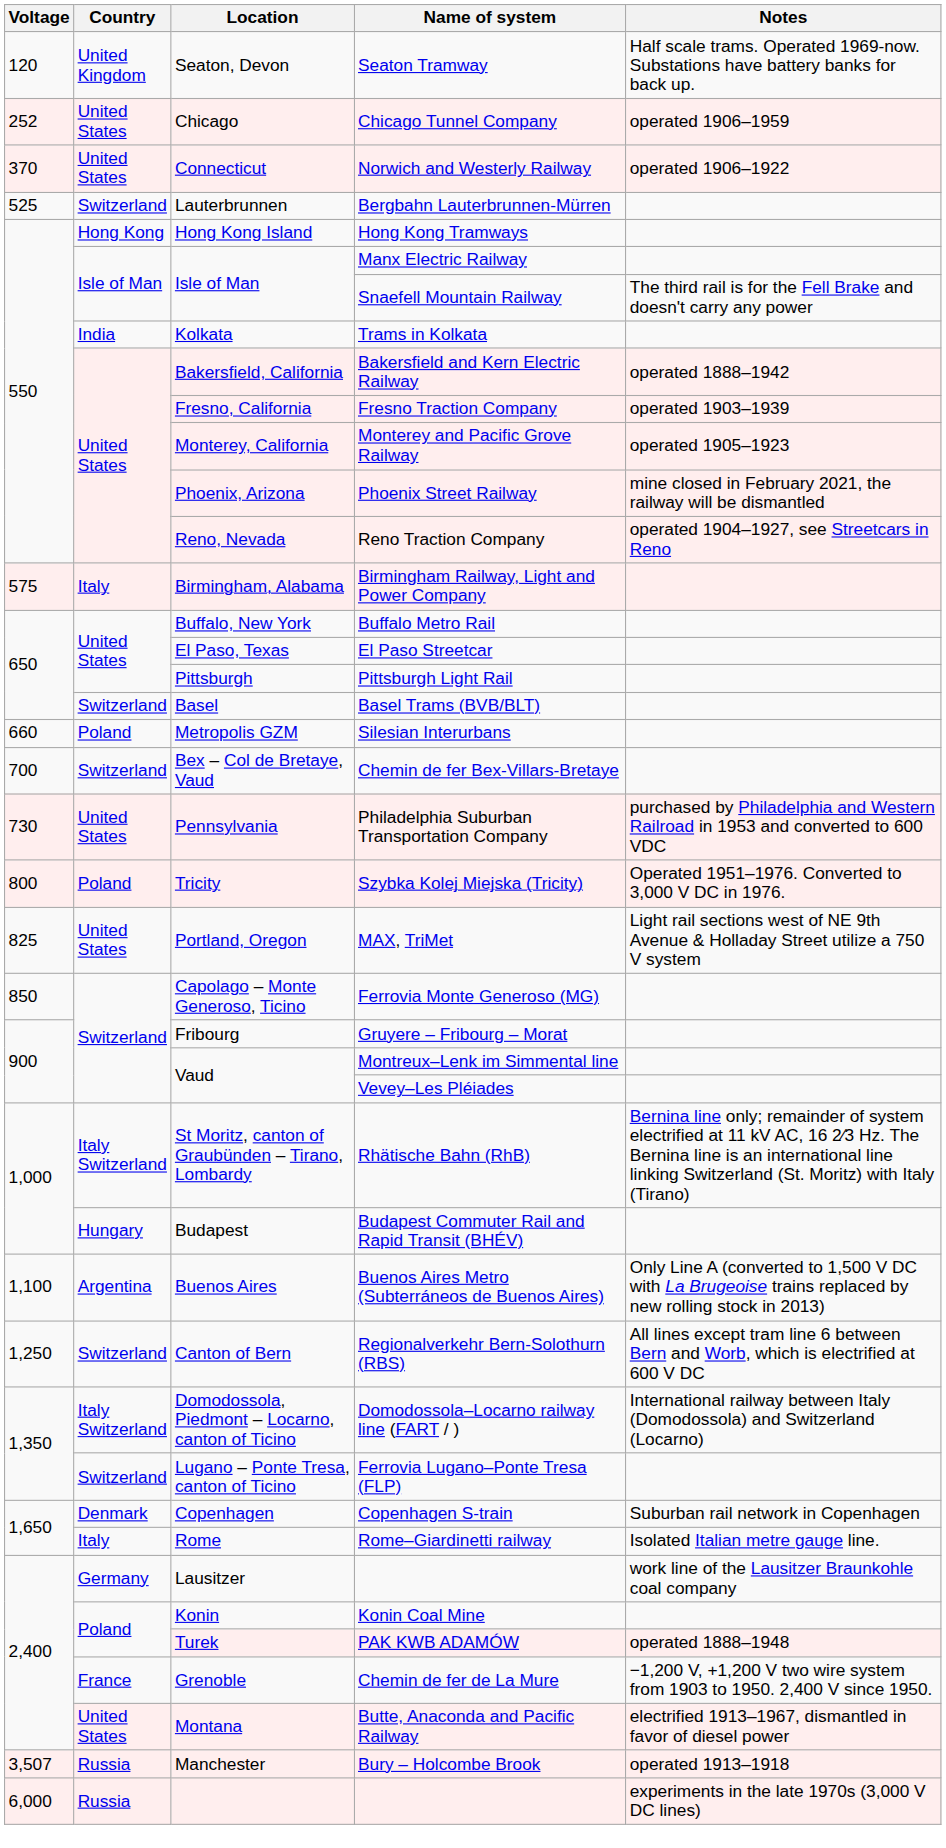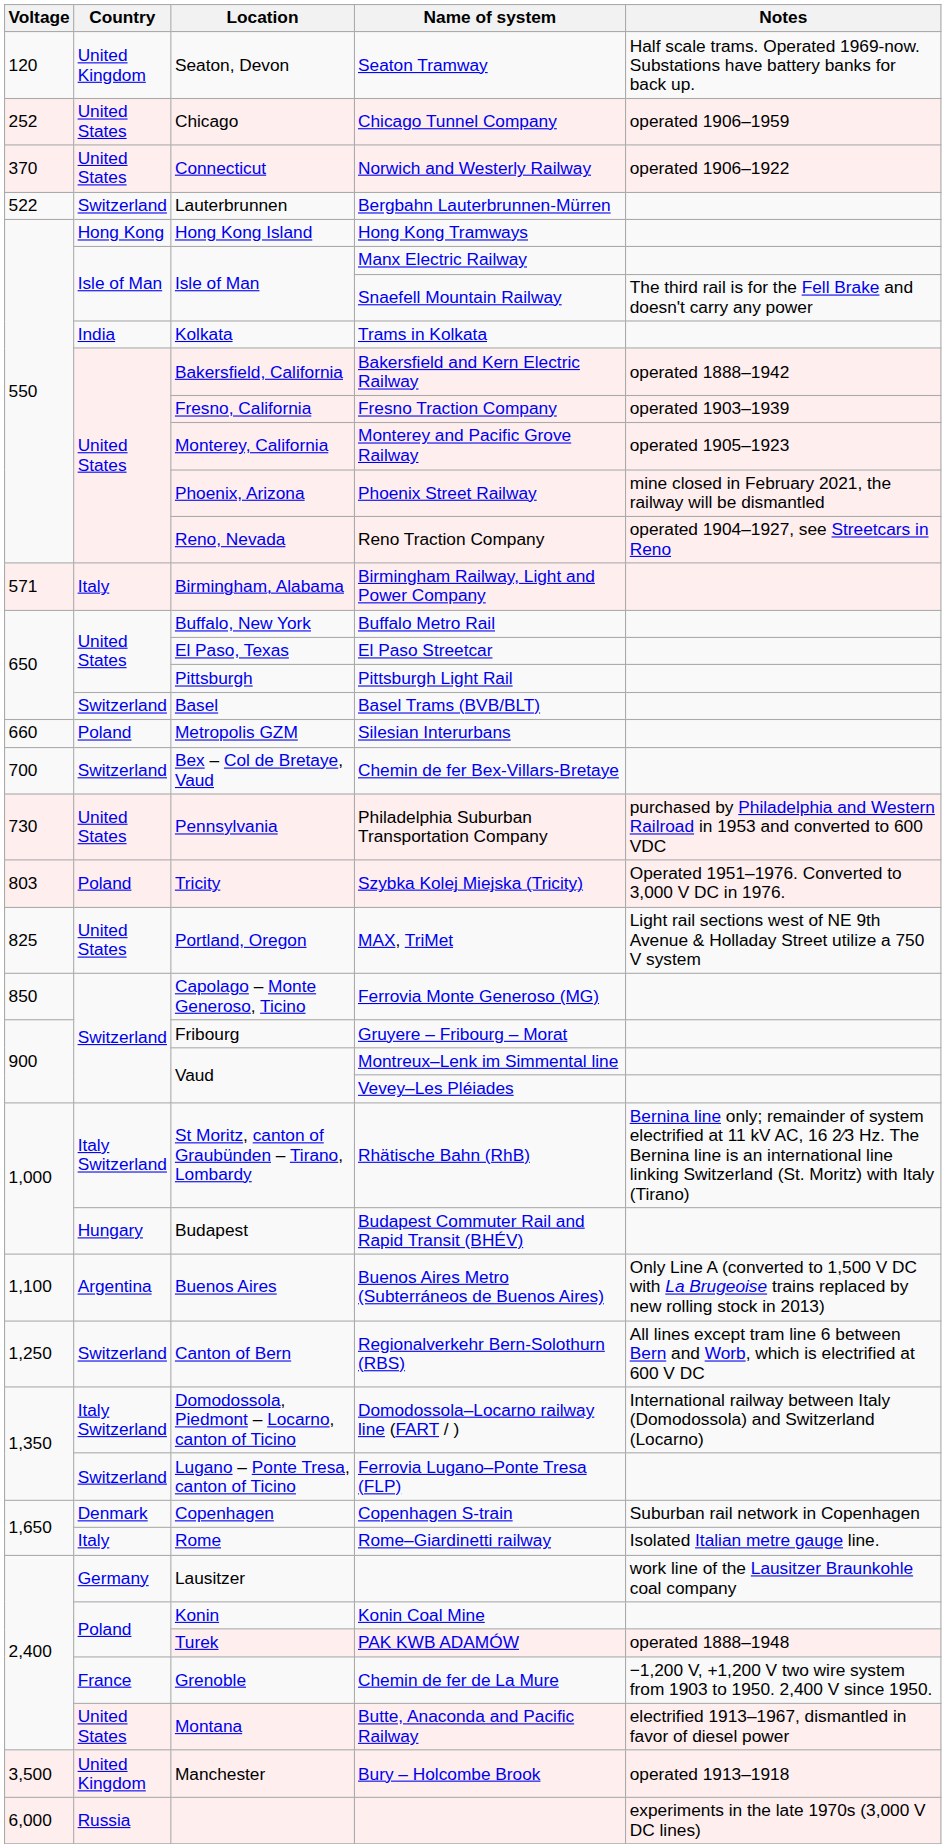(23, 205) 525 -> (23, 205) 522
(23, 586) 575 -> (23, 586) 571
(23, 883) 800 -> (23, 883) 803
(30, 1763) 3,507 -> (30, 1773) 3,500
(104, 1763) Russia -> (112, 1773) United Kingdom
